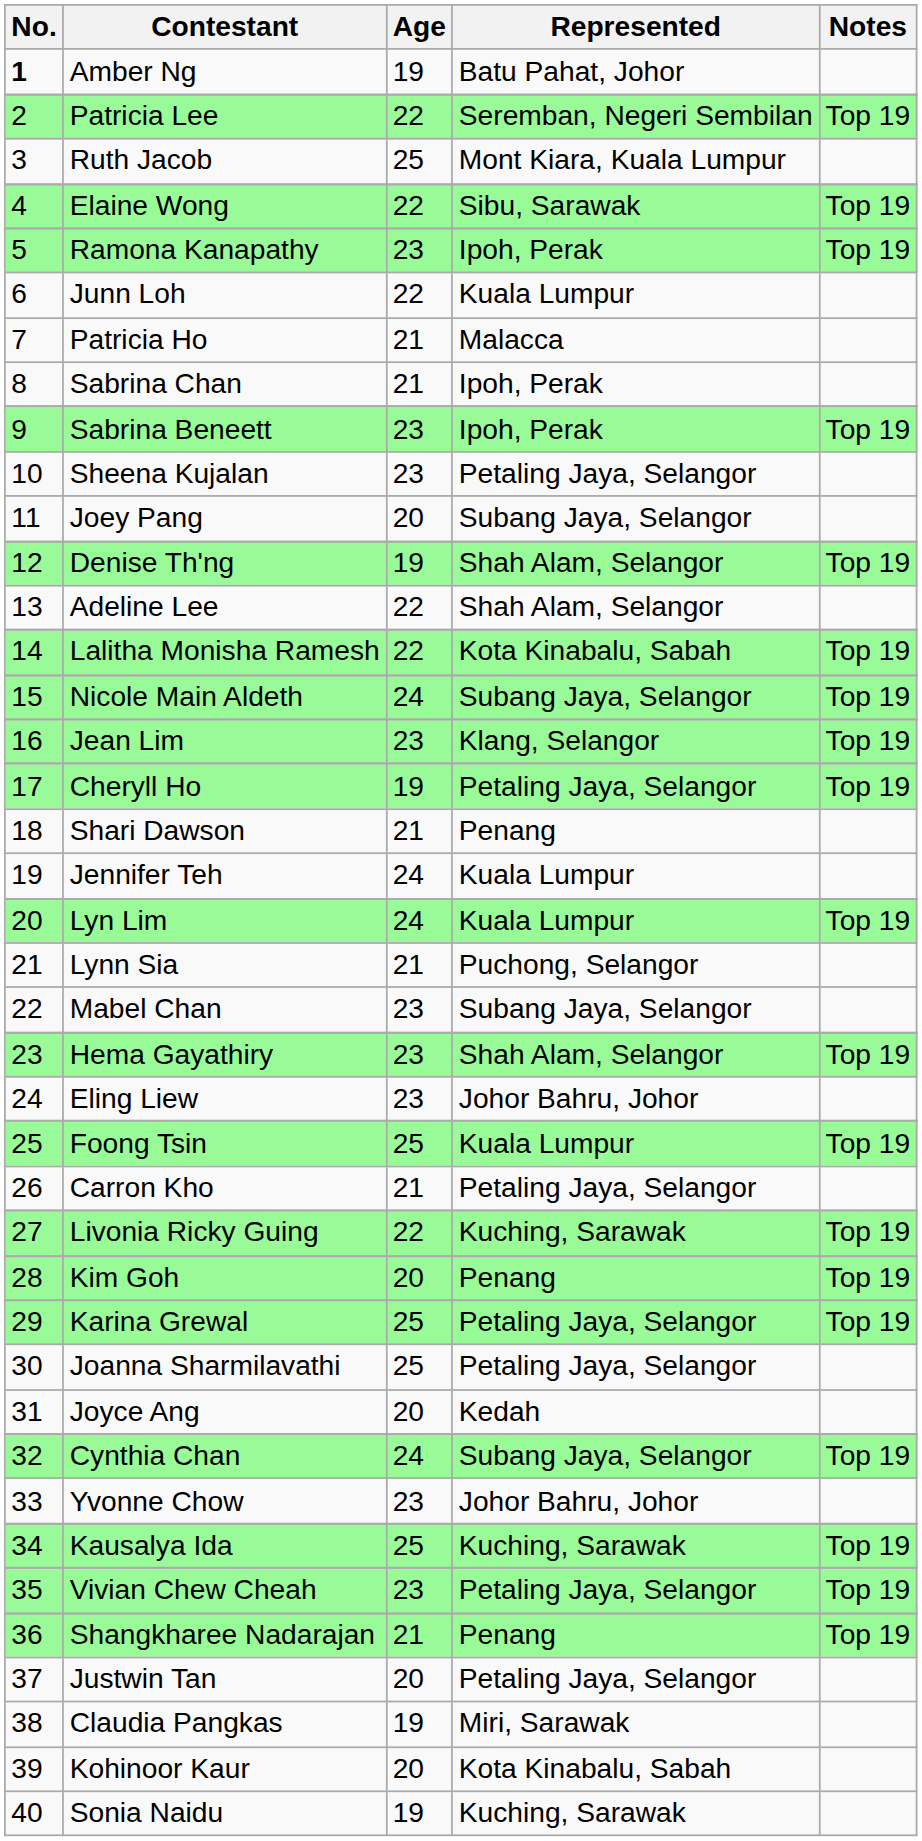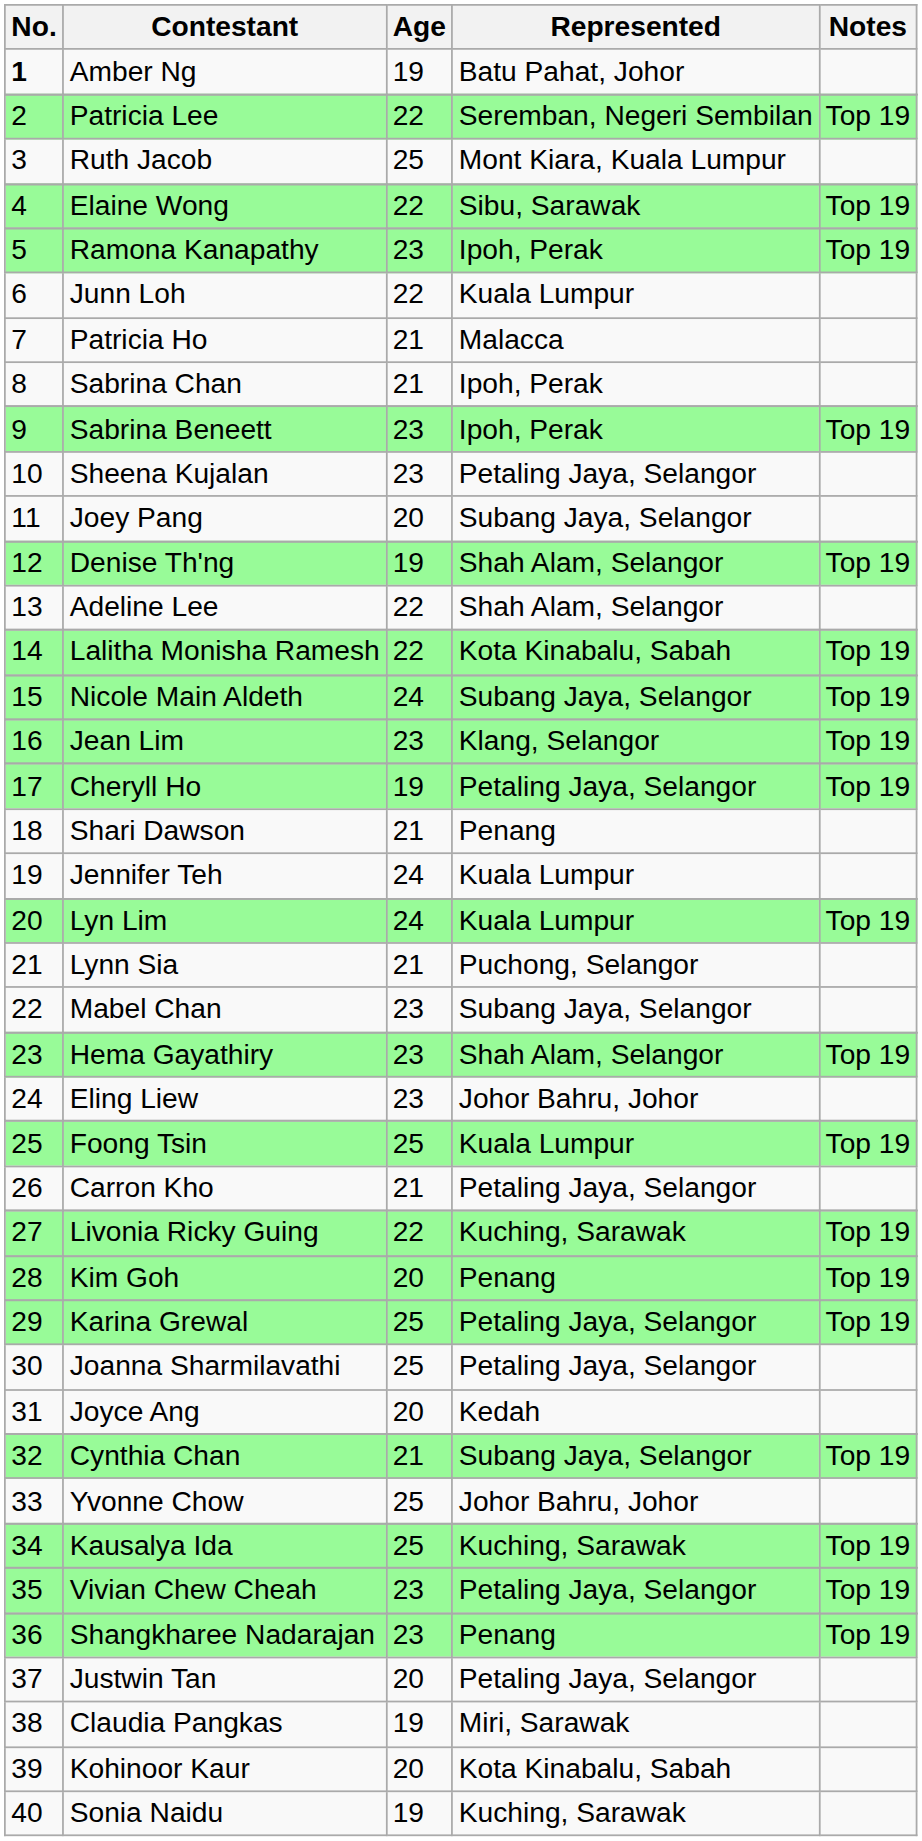(408, 1455) 24 -> (408, 1455) 21
(408, 1500) 23 -> (408, 1500) 25
(408, 1634) 21 -> (408, 1634) 23
